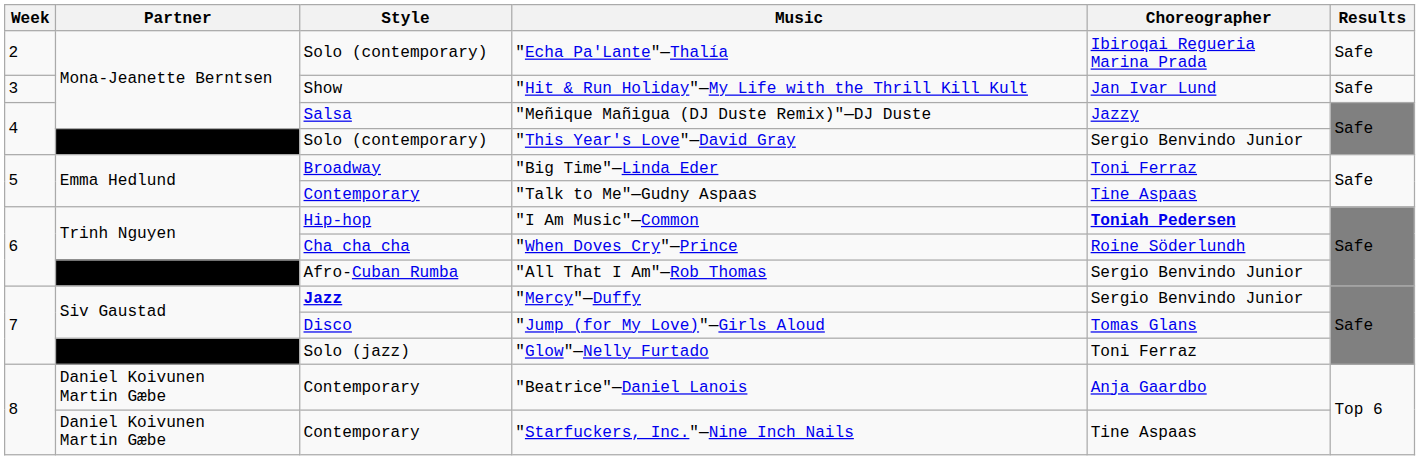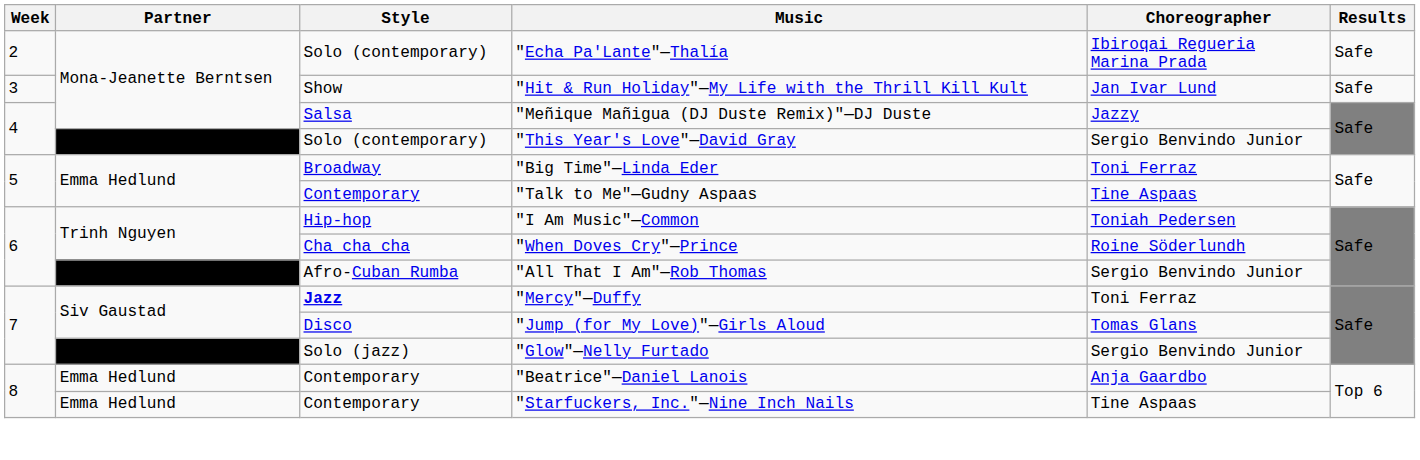(1163, 220) bold -> (1163, 220) normal
(1197, 299) Sergio Benvindo Junior -> (1144, 299) Toni Ferraz
(1144, 352) Toni Ferraz -> (1197, 352) Sergio Benvindo Junior
(132, 387) Daniel Koivunen Martin Gæbe -> (118, 378) Emma Hedlund
(132, 432) Daniel Koivunen Martin Gæbe -> (118, 404) Emma Hedlund
